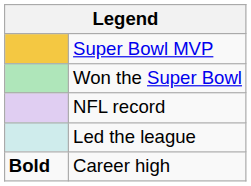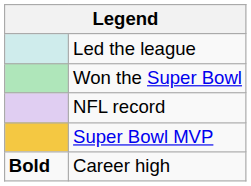rows swapped: (143, 48) <-> (134, 136)
